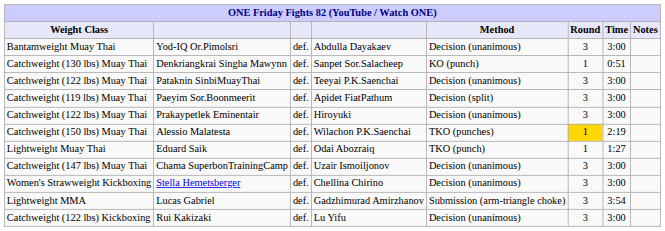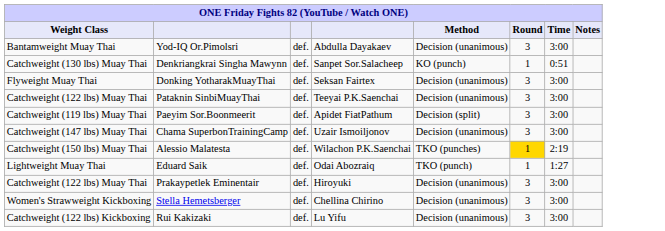+ row: (216, 81)
rows swapped: (222, 166) <-> (208, 115)
- row: (185, 200)
